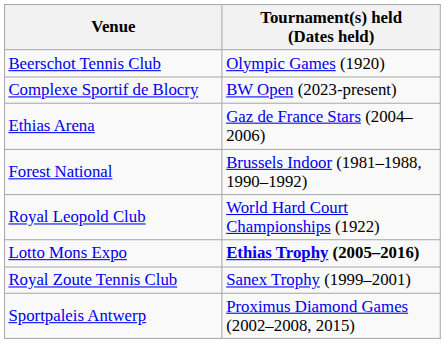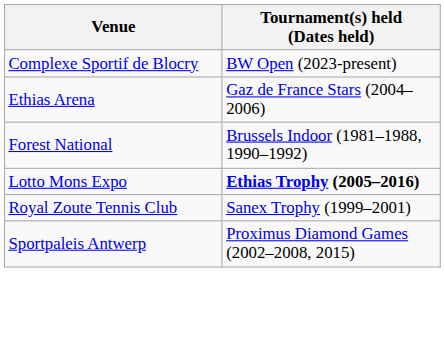- row: (85, 63)
- row: (77, 217)
